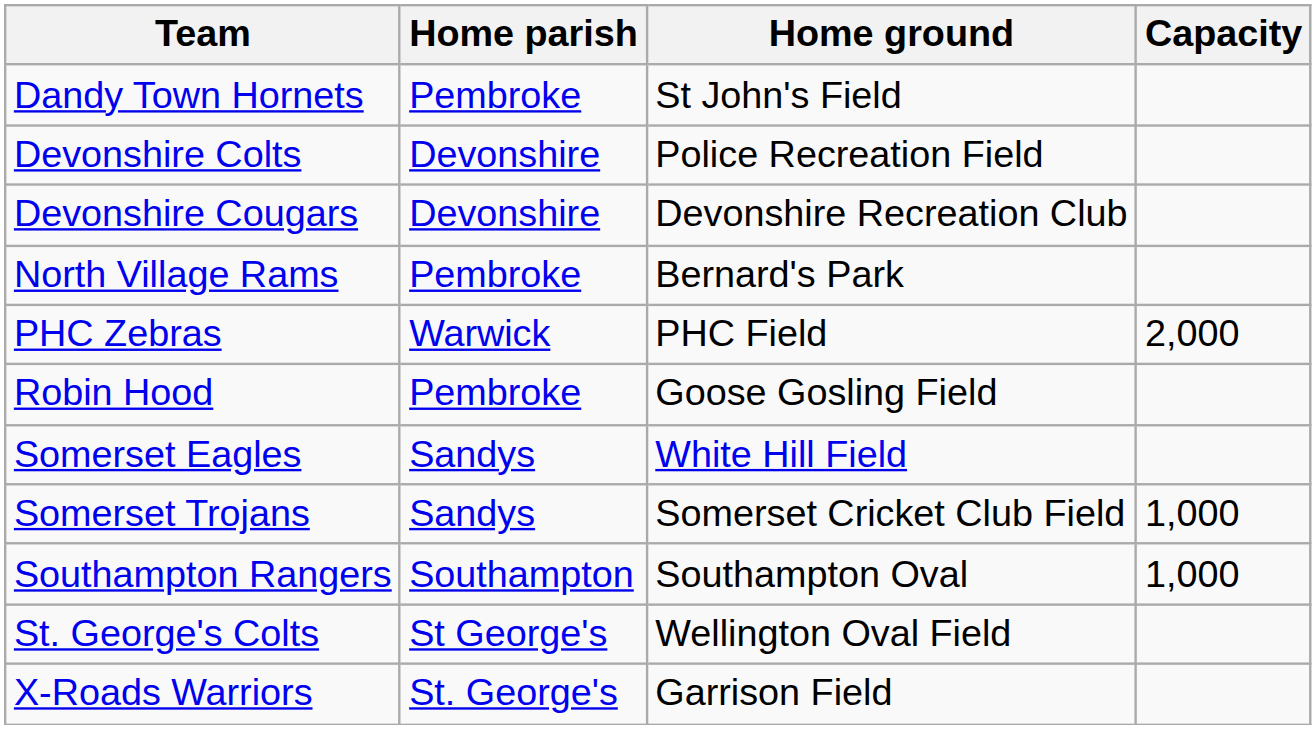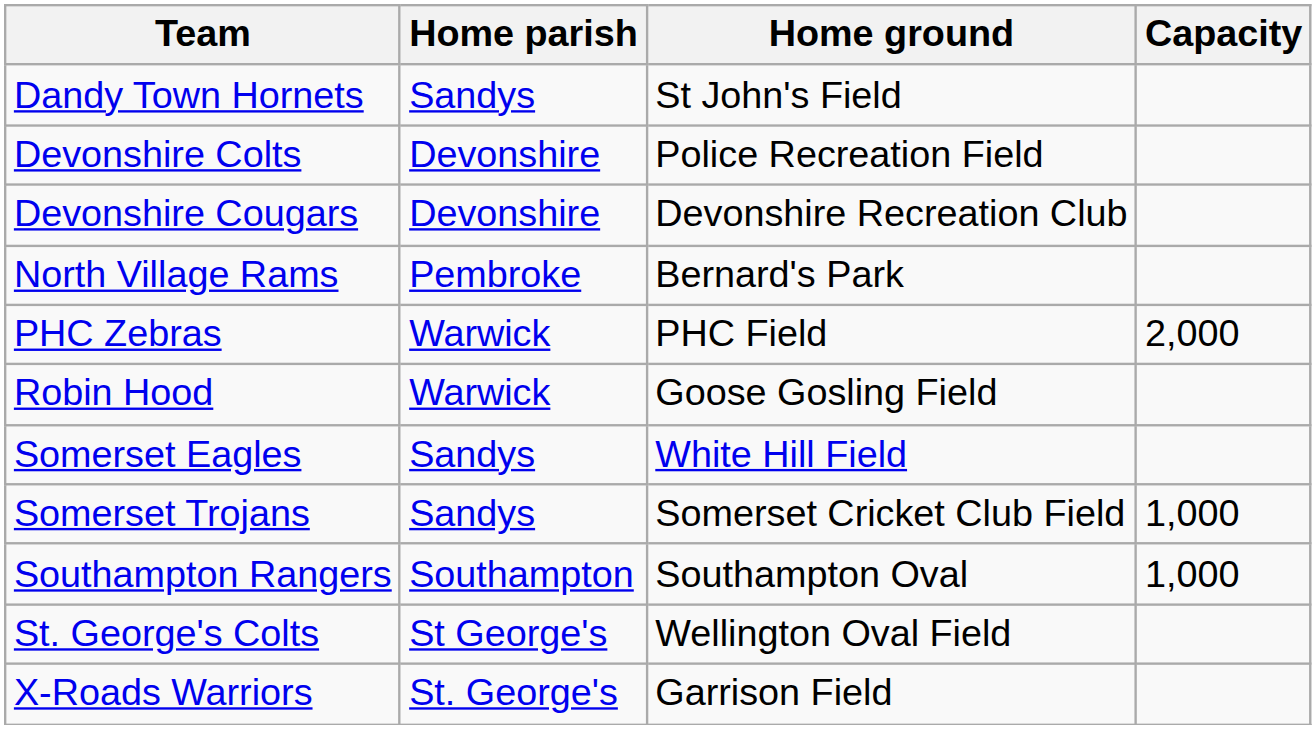(495, 94) Pembroke -> (472, 94) Sandys
(495, 393) Pembroke -> (480, 393) Warwick
